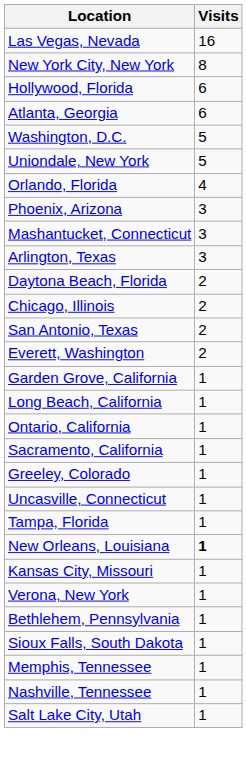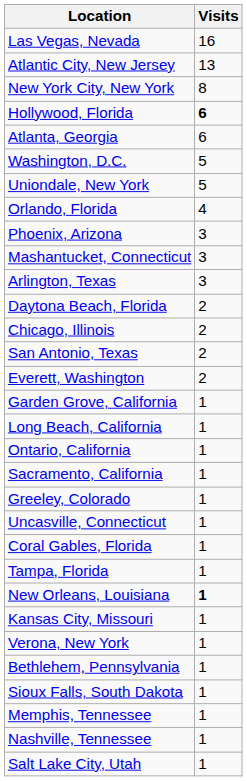+ row: (91, 64)
(203, 88) normal -> (203, 112) bold
+ row: (80, 546)
